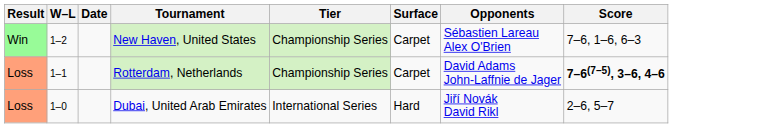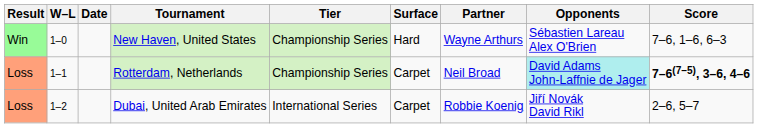+ column: (484, 14)
(58, 41) 1–2 -> (58, 41) 1–0
(412, 40) Carpet -> (407, 40) Hard
(502, 73) no background -> (588, 73) paleturquoise background
(58, 106) 1–0 -> (58, 106) 1–2
(407, 106) Hard -> (412, 106) Carpet
